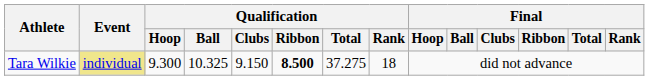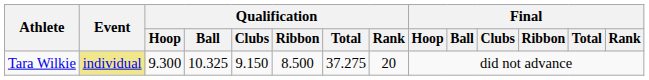(298, 63) bold -> (298, 63) normal
(389, 63) 18 -> (389, 63) 20
